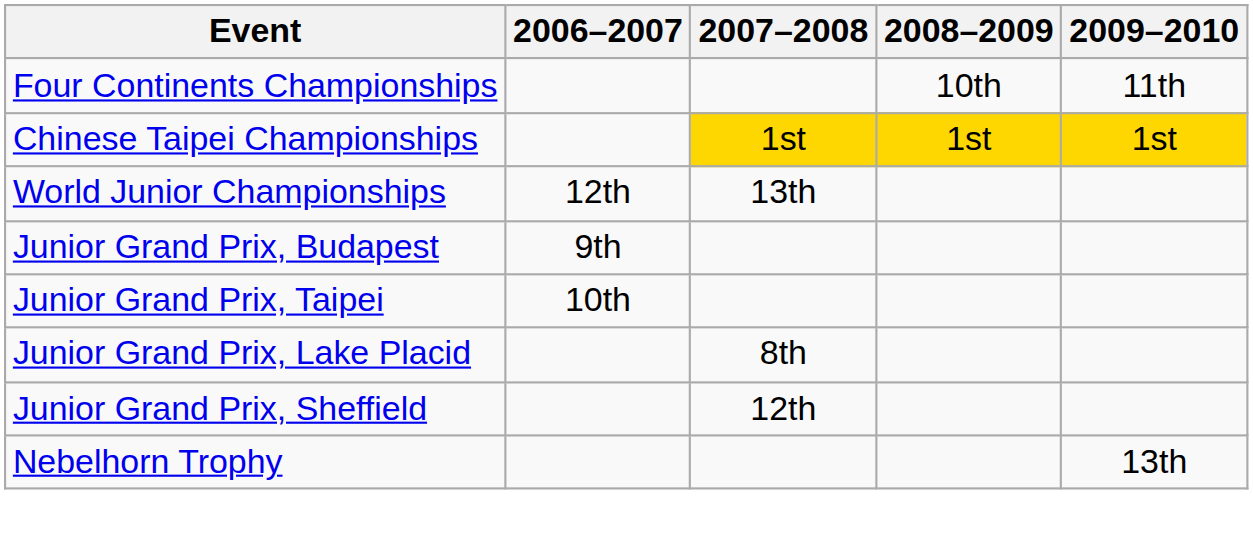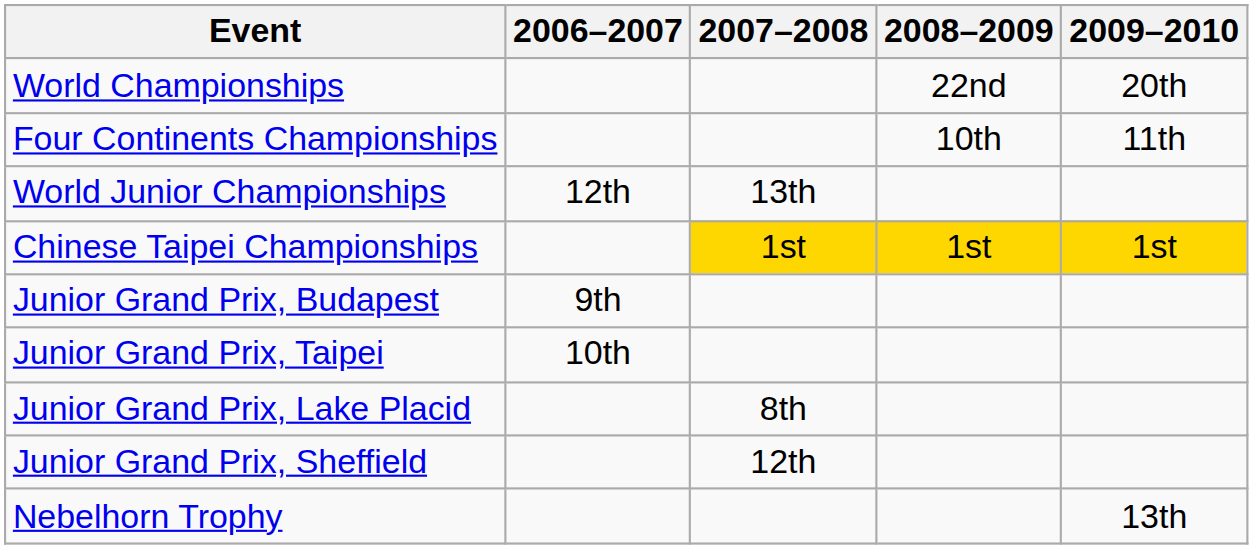+ row: (178, 85)
rows swapped: (229, 192) <-> (245, 138)
